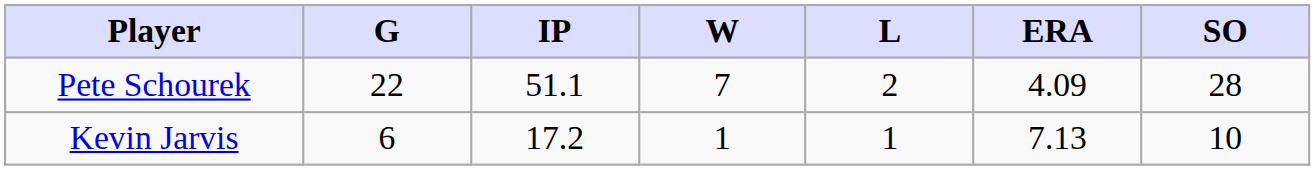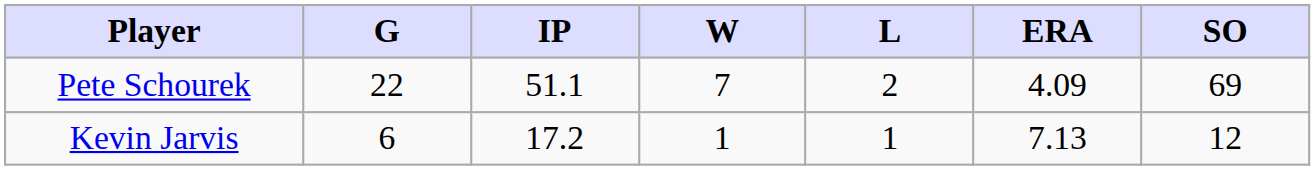(1225, 84) 28 -> (1225, 84) 69
(1225, 137) 10 -> (1225, 137) 12
